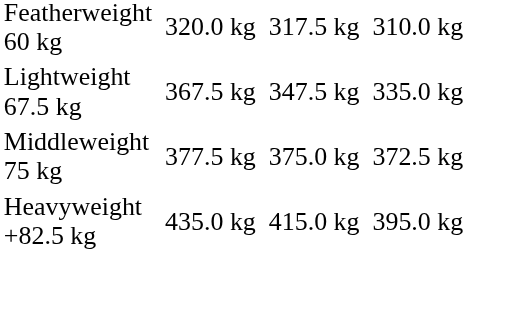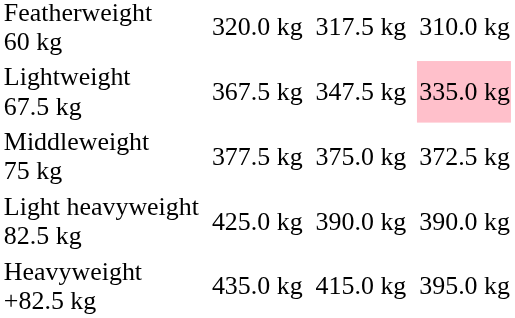(418, 91) no background -> (465, 91) pink background
+ row: (101, 221)
